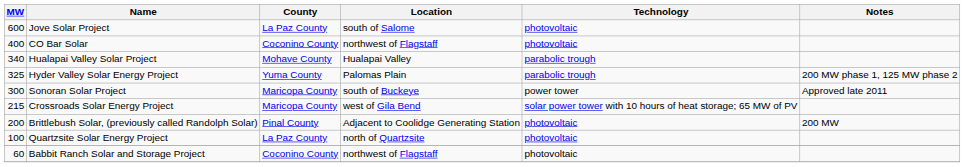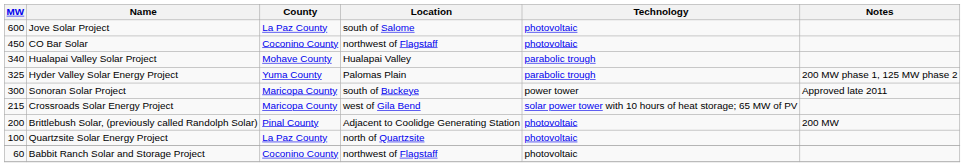(16, 43) 400 -> (16, 43) 450
